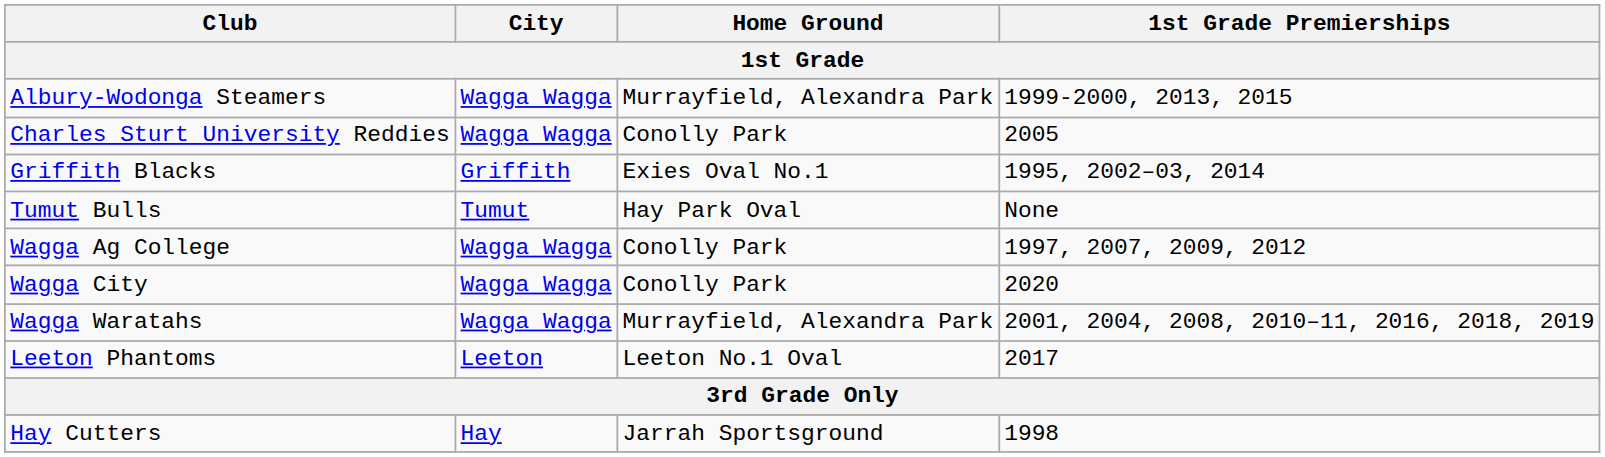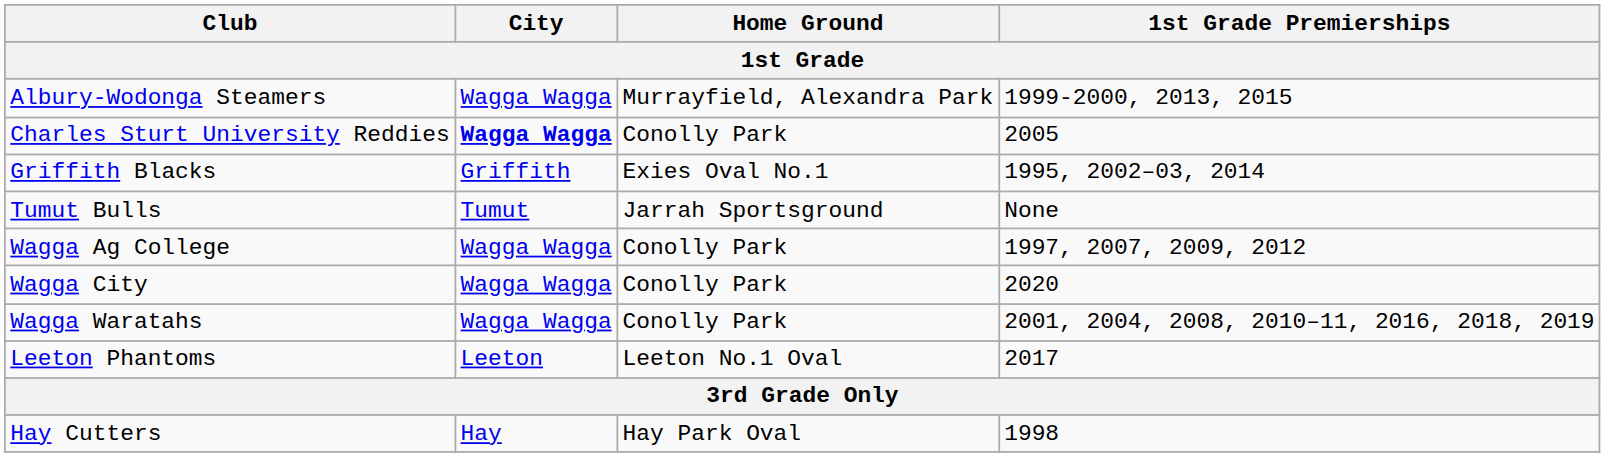(536, 135) normal -> (536, 135) bold
(712, 210) Hay Park Oval -> (753, 210) Jarrah Sportsground
(808, 322) Murrayfield, Alexandra Park -> (705, 322) Conolly Park
(753, 434) Jarrah Sportsground -> (712, 434) Hay Park Oval
